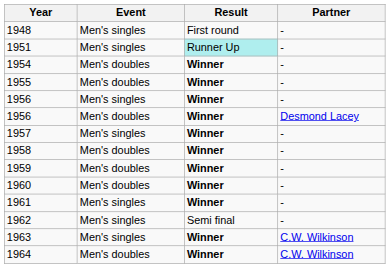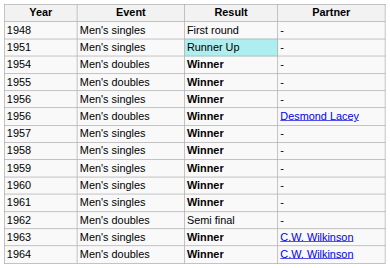(115, 151) Men's doubles -> (113, 151) Men's singles
(115, 168) Men's doubles -> (113, 168) Men's singles
(115, 185) Men's doubles -> (113, 185) Men's singles
(113, 220) Men's singles -> (115, 220) Men's doubles
